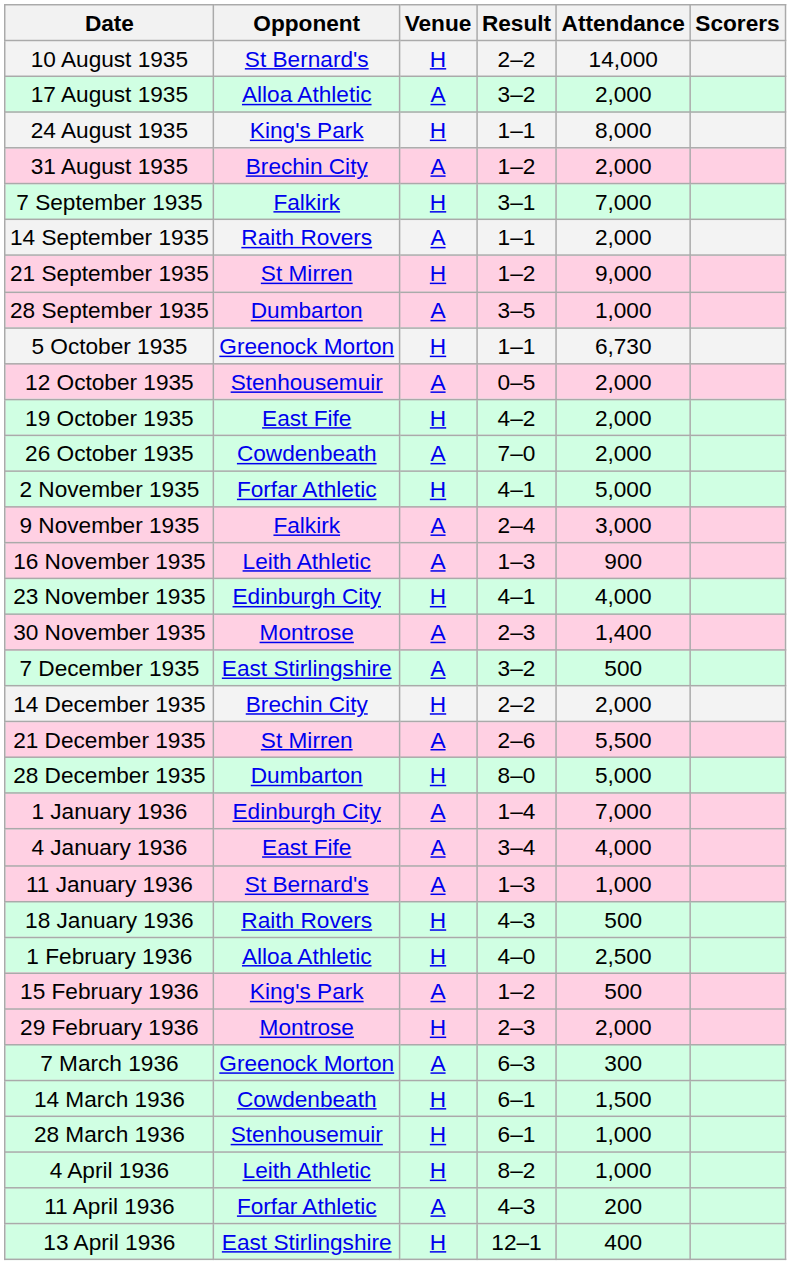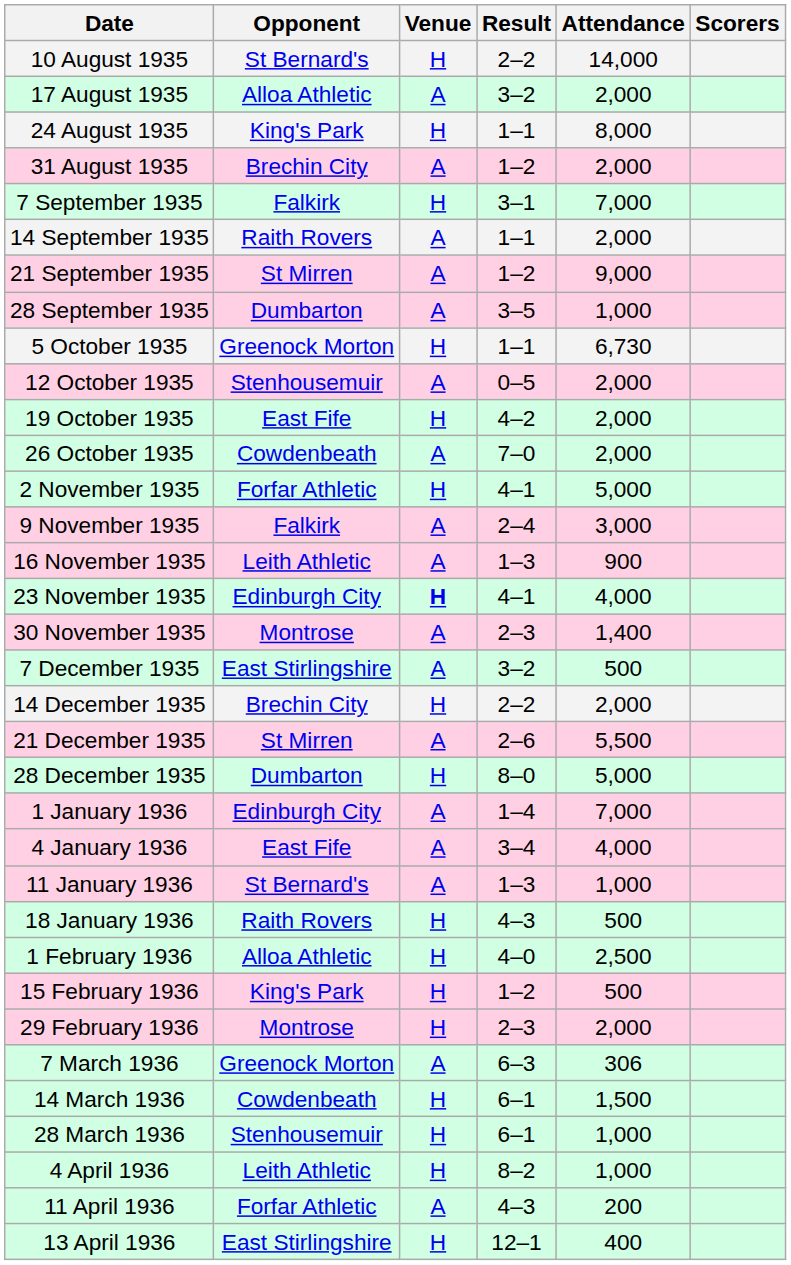(438, 274) H -> (438, 274) A
(438, 597) normal -> (438, 597) bold
(438, 991) A -> (438, 991) H
(623, 1063) 300 -> (623, 1063) 306
